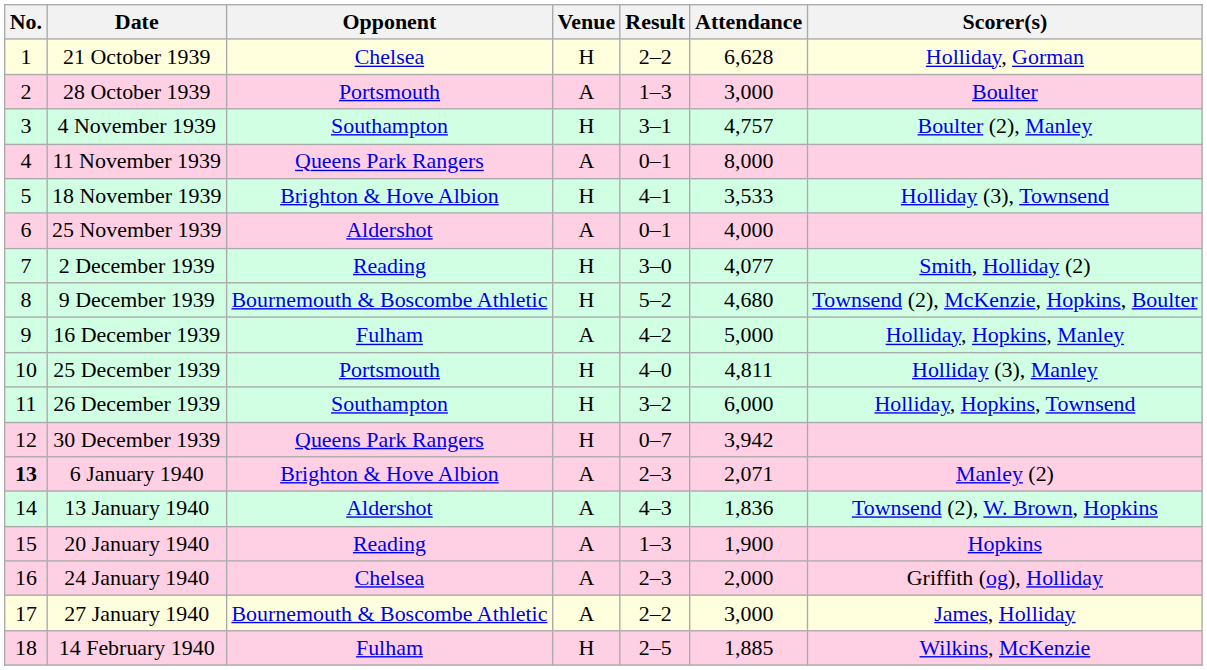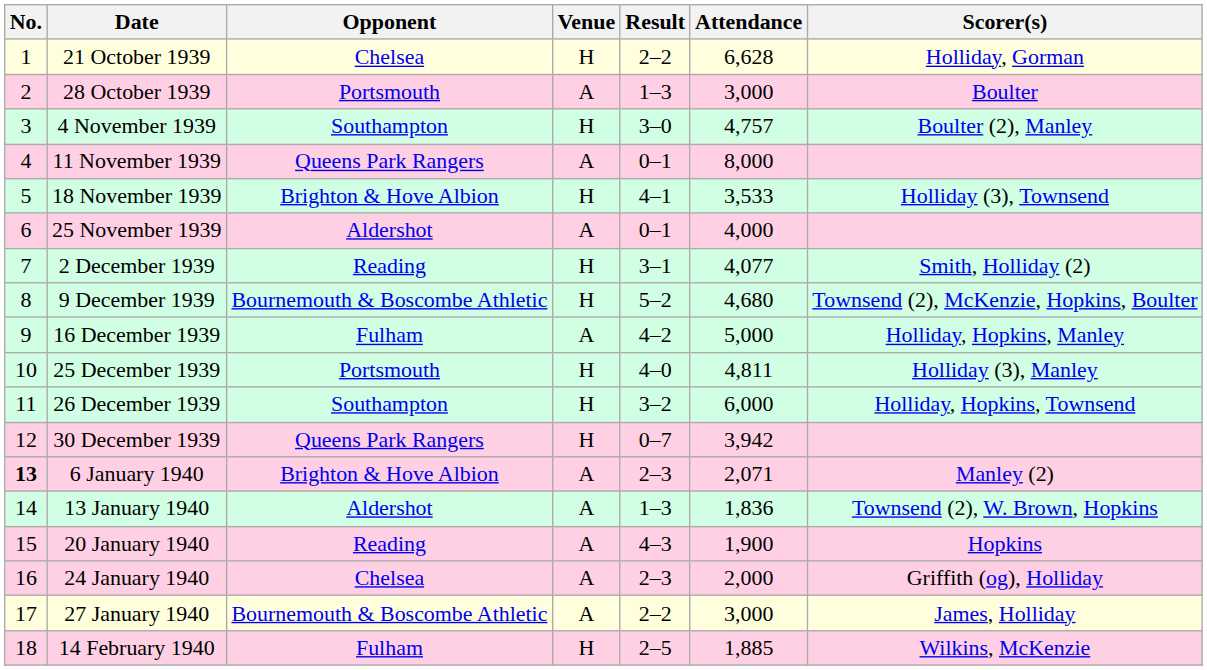(655, 126) 3–1 -> (655, 126) 3–0
(655, 265) 3–0 -> (655, 265) 3–1
(655, 508) 4–3 -> (655, 508) 1–3
(655, 543) 1–3 -> (655, 543) 4–3
